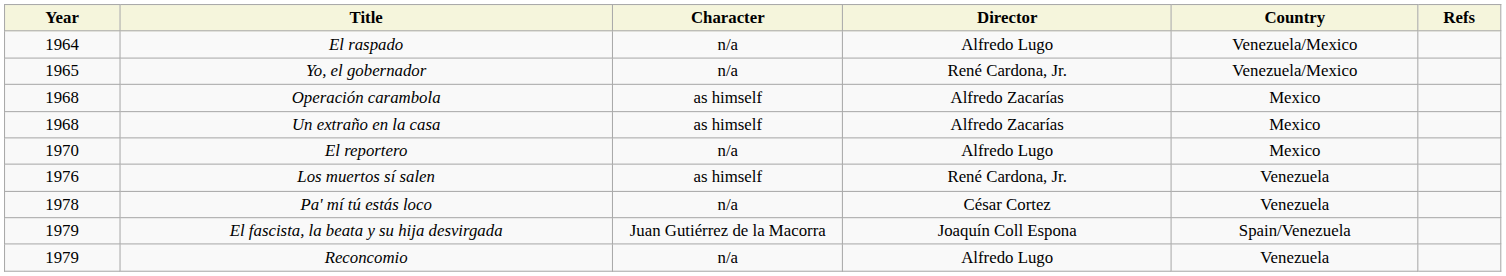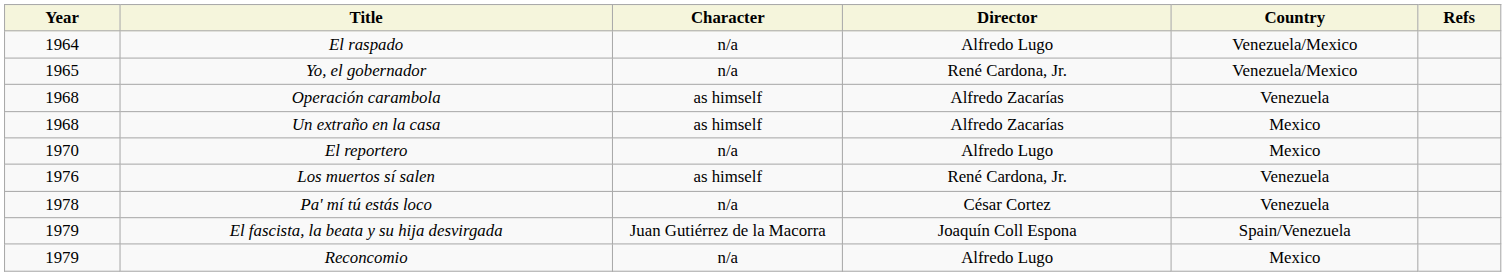(1295, 97) Mexico -> (1295, 97) Venezuela
(1295, 257) Venezuela -> (1295, 257) Mexico
